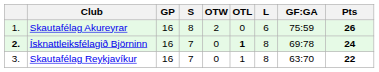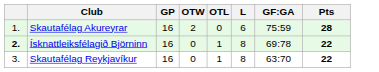- column: (191, 12)
(350, 28) 26 -> (326, 28) 28
(242, 43) bold -> (219, 43) normal
(350, 43) 24 -> (326, 43) 22
